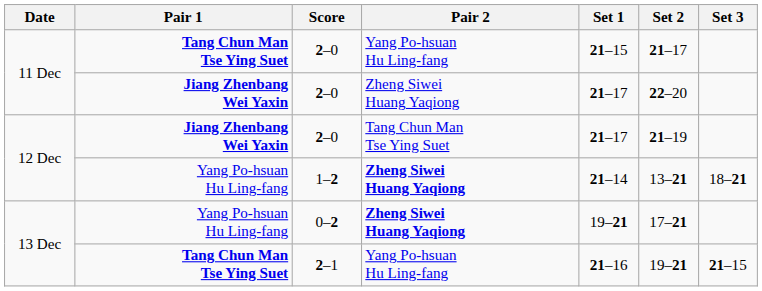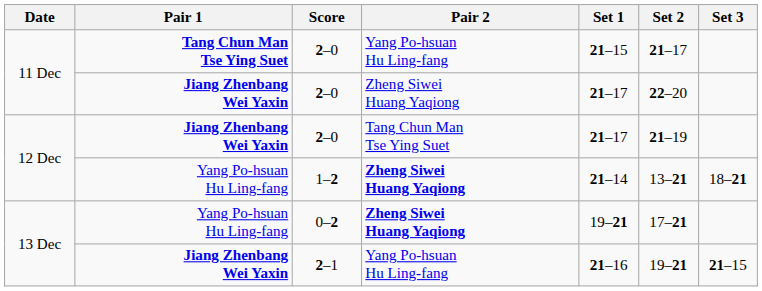(235, 265) Tang Chun Man Tse Ying Suet -> (236, 265) Jiang Zhenbang Wei Yaxin
